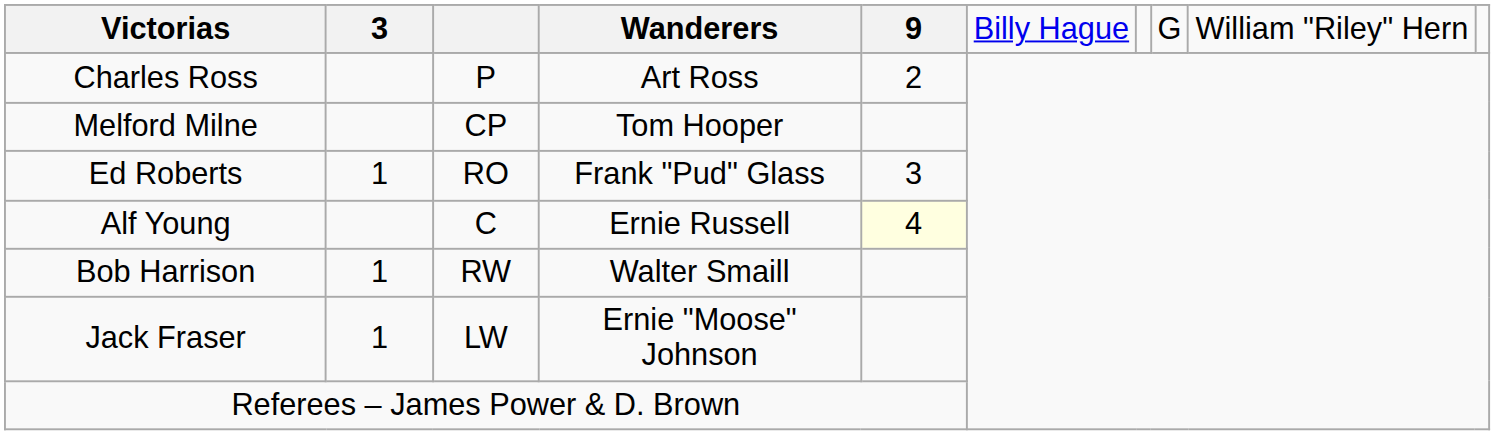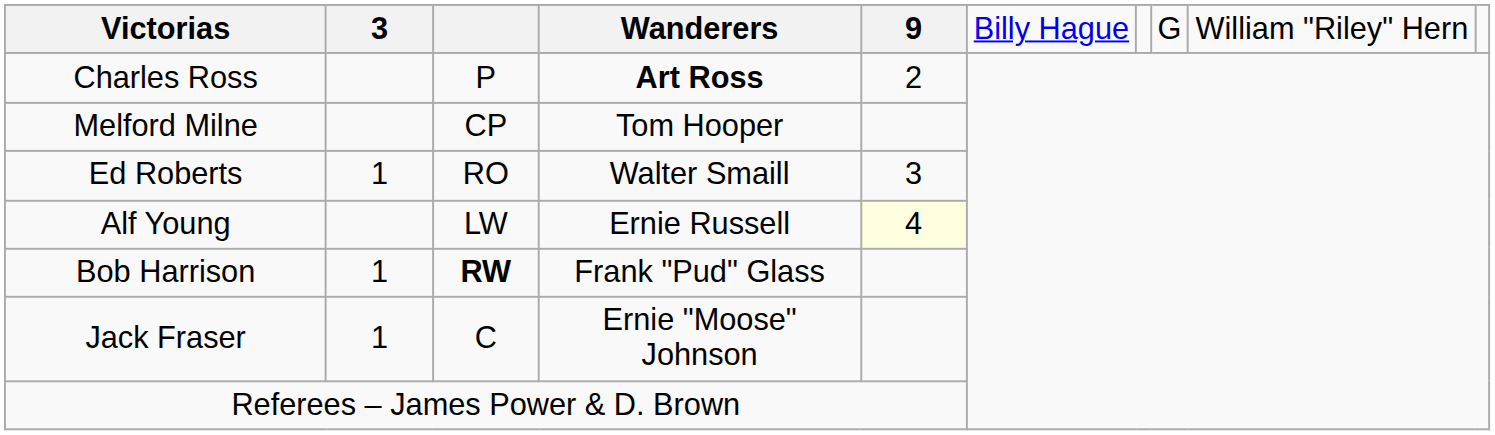(700, 77) normal -> (700, 77) bold
(700, 175) Frank "Pud" Glass -> (700, 175) Walter Smaill
(486, 223) C -> (486, 223) LW
(486, 272) normal -> (486, 272) bold
(700, 272) Walter Smaill -> (700, 272) Frank "Pud" Glass
(486, 338) LW -> (486, 338) C
